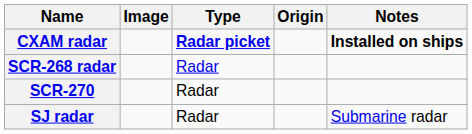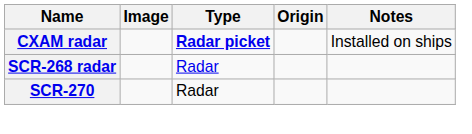(397, 41) bold -> (391, 41) normal
- row: (62, 116)
